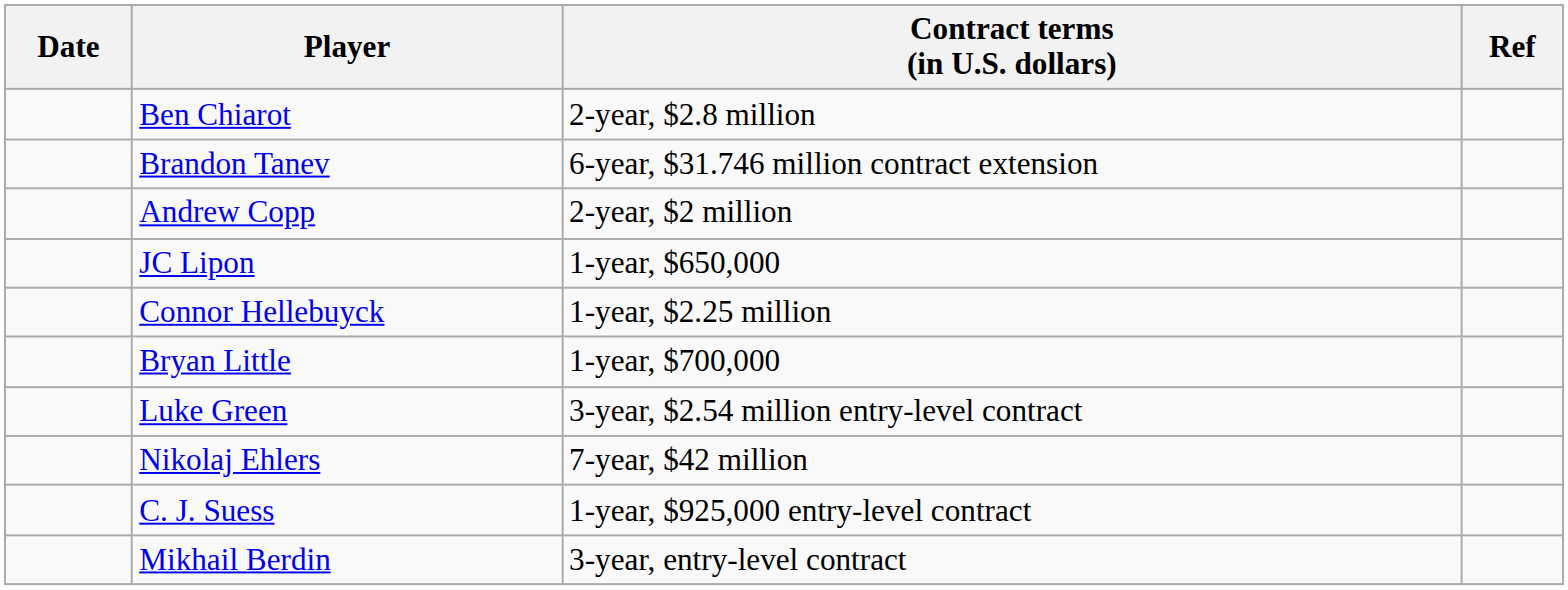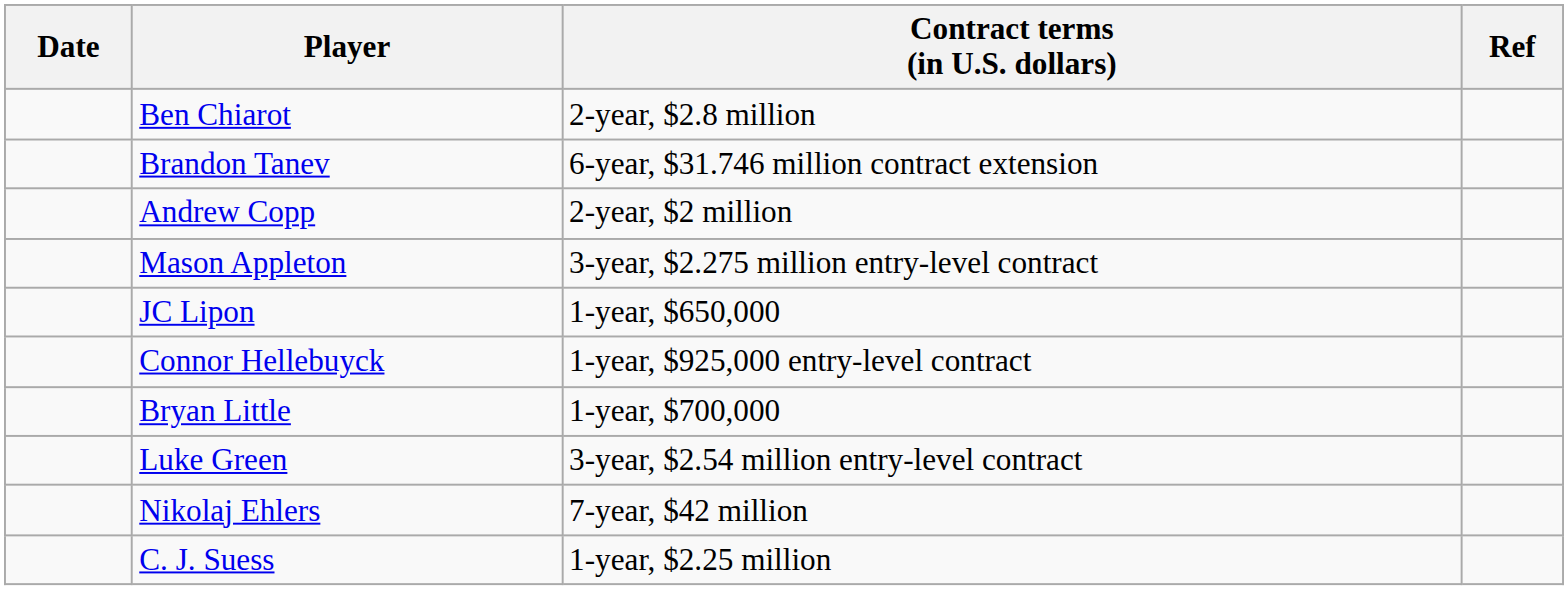+ row: (243, 262)
(700, 311) 1-year, $2.25 million -> (800, 361) 1-year, $925,000 entry-level contract
(800, 509) 1-year, $925,000 entry-level contract -> (700, 559) 1-year, $2.25 million
- row: (235, 559)
